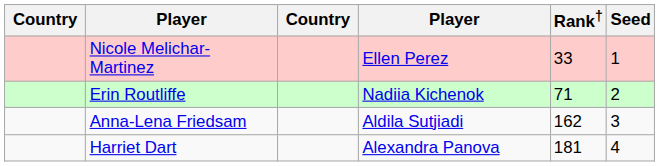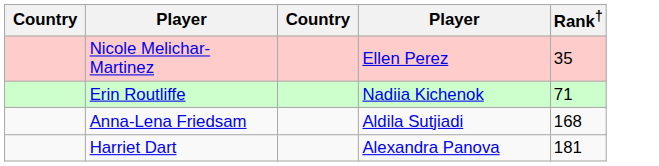- column: (631, 20)
(563, 58) 33 -> (563, 58) 35
(568, 121) 162 -> (568, 121) 168
